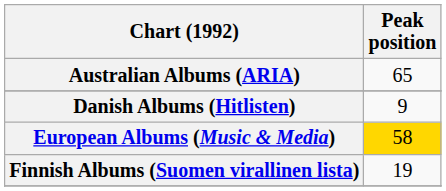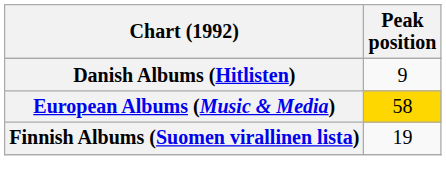- row: (184, 74)
